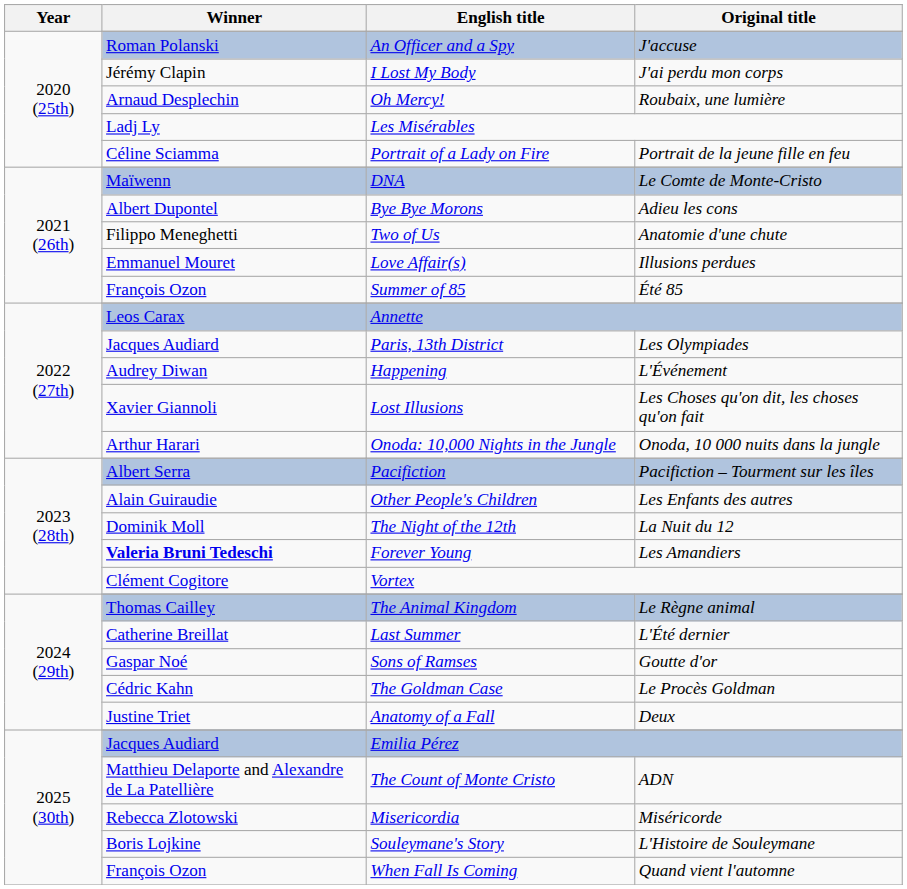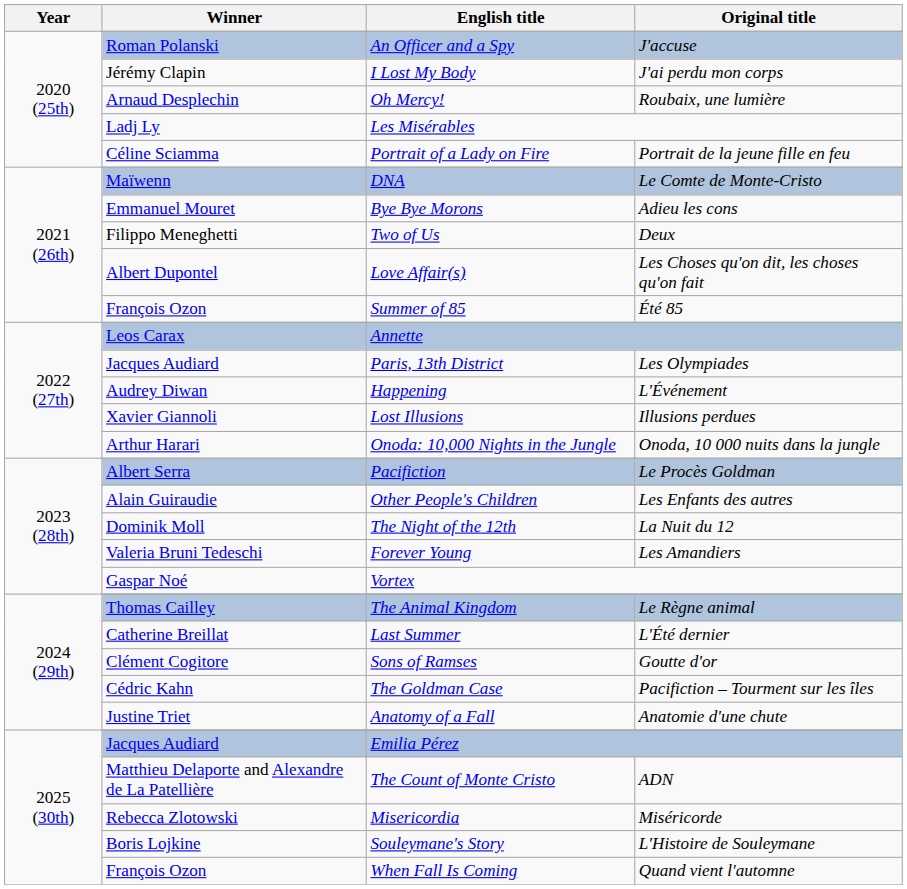(162, 208) Albert Dupontel -> (170, 208) Emmanuel Mouret
(713, 235) Anatomie d'une chute -> (657, 235) Deux
(170, 262) Emmanuel Mouret -> (162, 272) Albert Dupontel
(697, 262) Illusions perdues -> (749, 272) Les Choses qu'on dit, les choses qu'on fait
(749, 407) Les Choses qu'on dit, les choses qu'on fait -> (697, 417) Illusions perdues
(756, 471) Pacifiction – Tourment sur les îles -> (707, 471) Le Procès Goldman
(189, 553) bold -> (184, 553) normal
(167, 580) Clément Cogitore -> (147, 580) Gaspar Noé
(147, 661) Gaspar Noé -> (167, 661) Clément Cogitore
(707, 688) Le Procès Goldman -> (756, 688) Pacifiction – Tourment sur les îles
(657, 716) Deux -> (713, 716) Anatomie d'une chute
